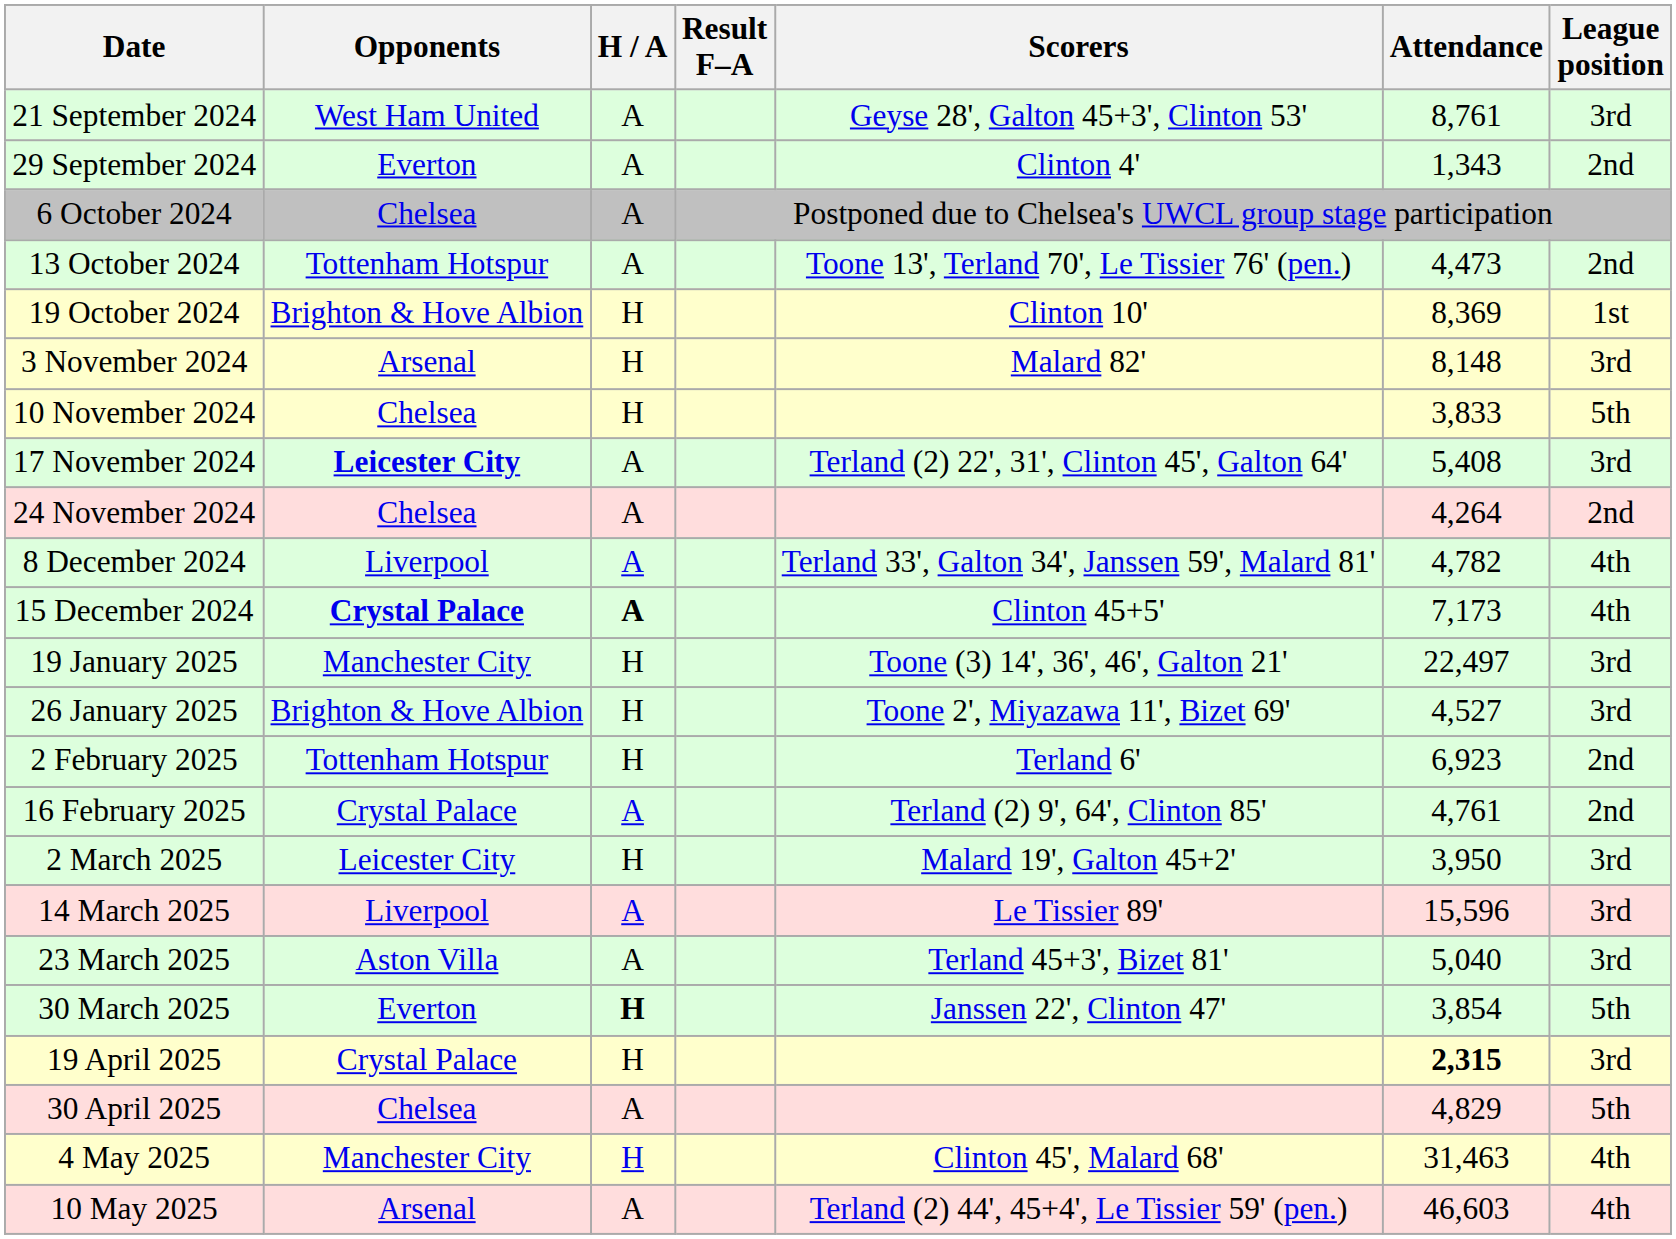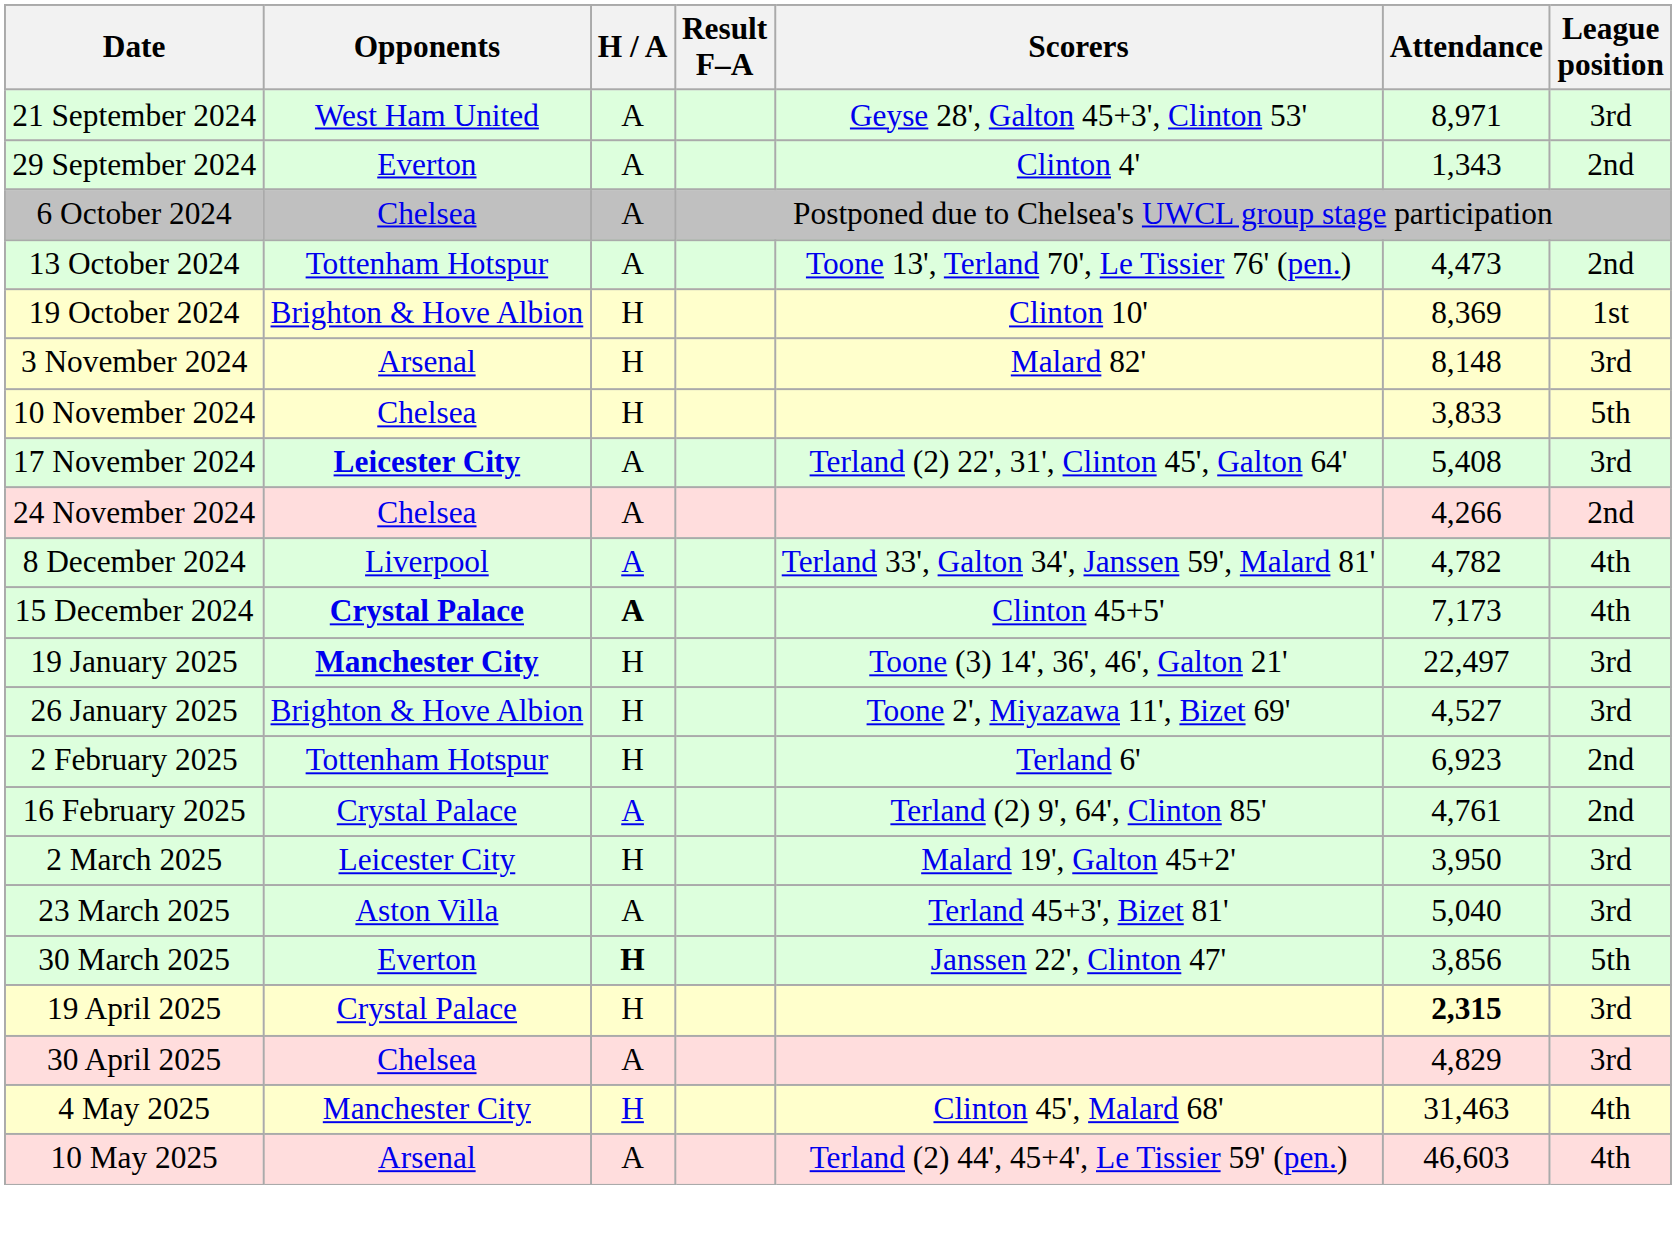(1466, 114) 8,761 -> (1466, 114) 8,971
(1466, 512) 4,264 -> (1466, 512) 4,266
(427, 661) normal -> (427, 661) bold
- row: (134, 910)
(1466, 1009) 3,854 -> (1466, 959) 3,856
(1611, 1109) 5th -> (1611, 1059) 3rd
